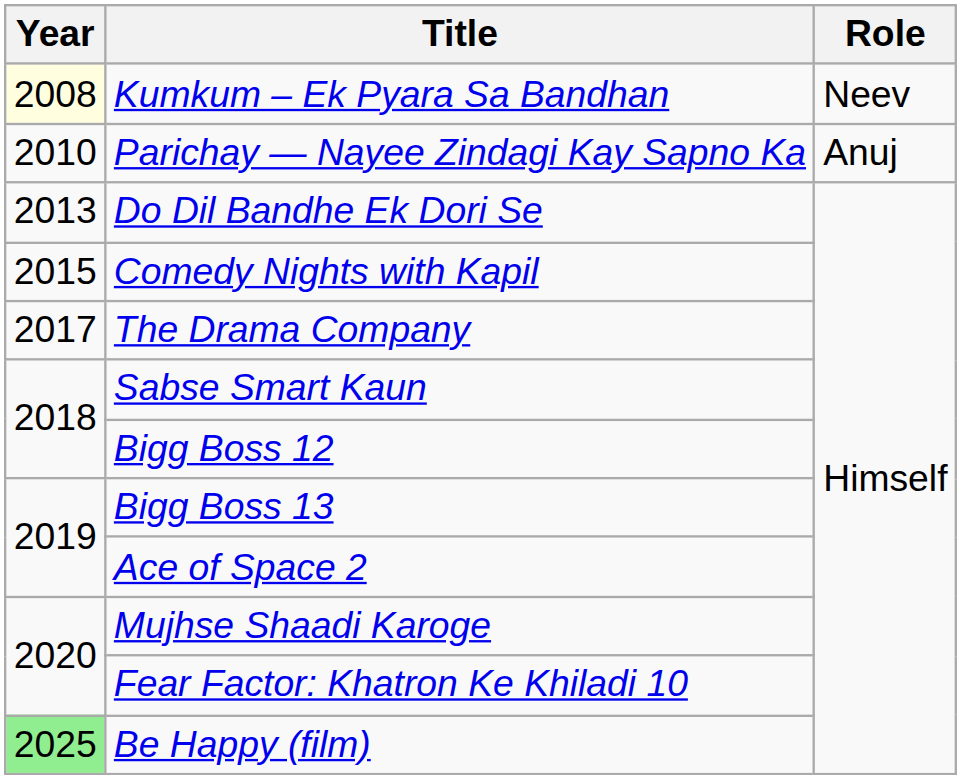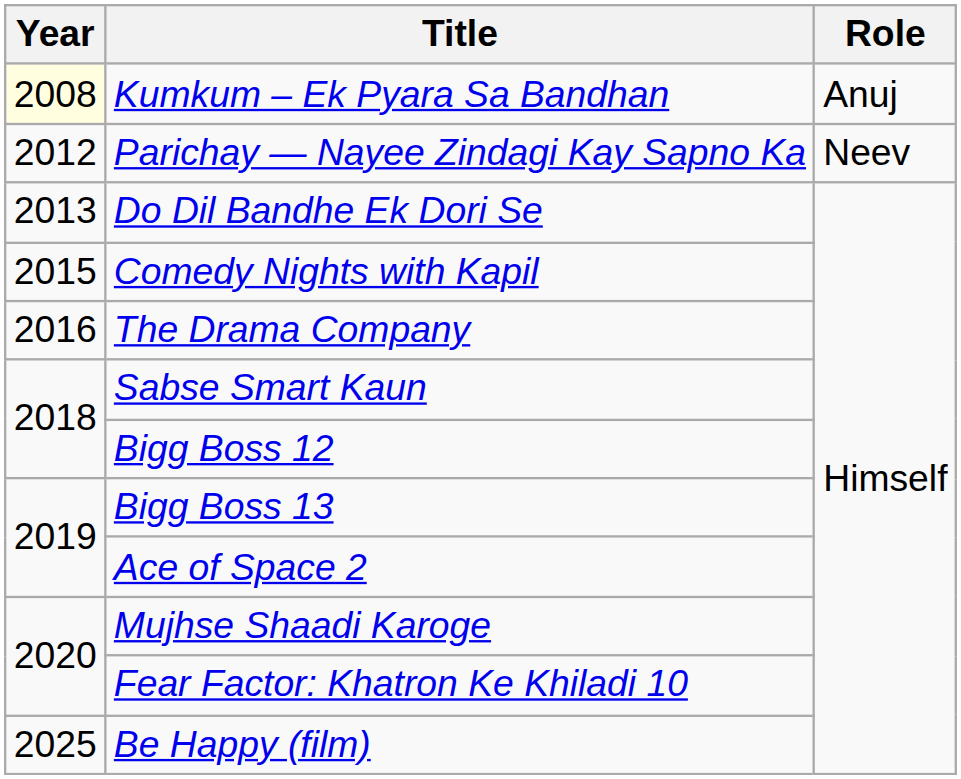(867, 93) Neev -> (861, 93) Anuj
(55, 152) 2010 -> (55, 152) 2012
(861, 152) Anuj -> (867, 152) Neev
(55, 329) 2017 -> (55, 329) 2016
(55, 743) lightgreen background -> (55, 743) no background
